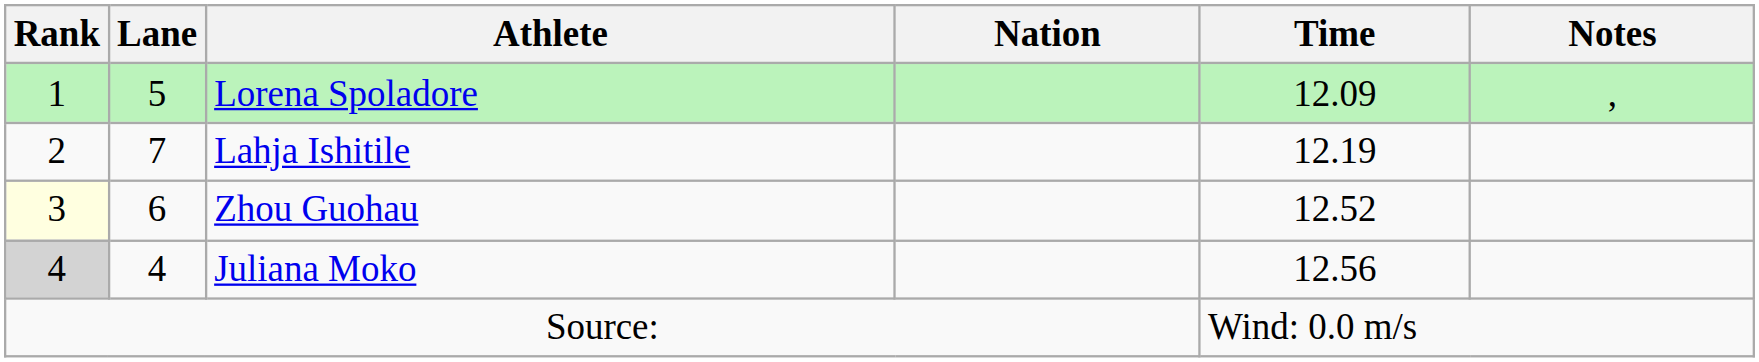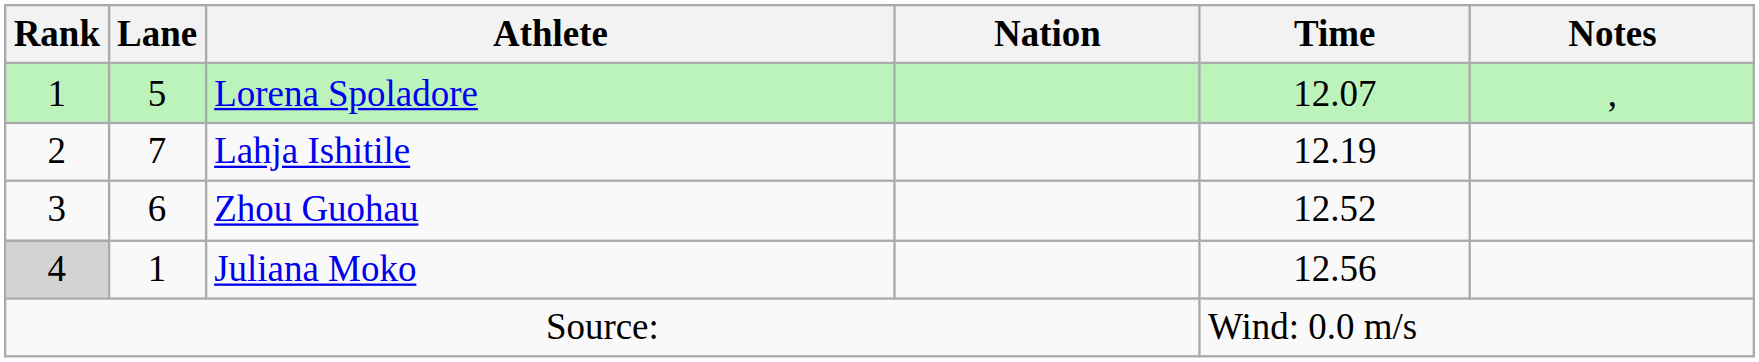(1335, 92) 12.09 -> (1335, 92) 12.07
(57, 209) lightyellow background -> (57, 209) no background
(157, 268) 4 -> (157, 268) 1
